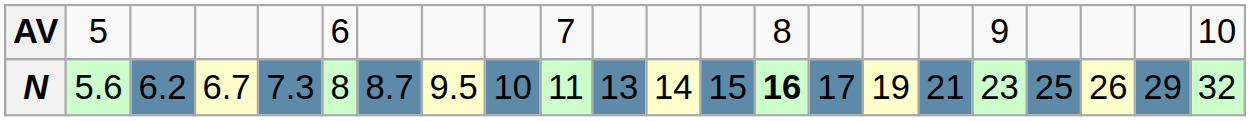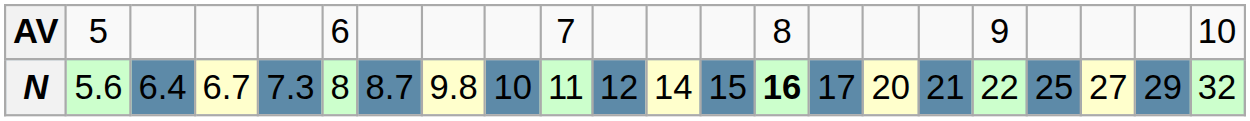(162, 86) 6.2 -> (162, 86) 6.4
(454, 86) 9.5 -> (454, 86) 9.8
(619, 86) 13 -> (619, 86) 12
(891, 86) 19 -> (891, 86) 20
(1000, 86) 23 -> (1000, 86) 22
(1108, 86) 26 -> (1108, 86) 27
